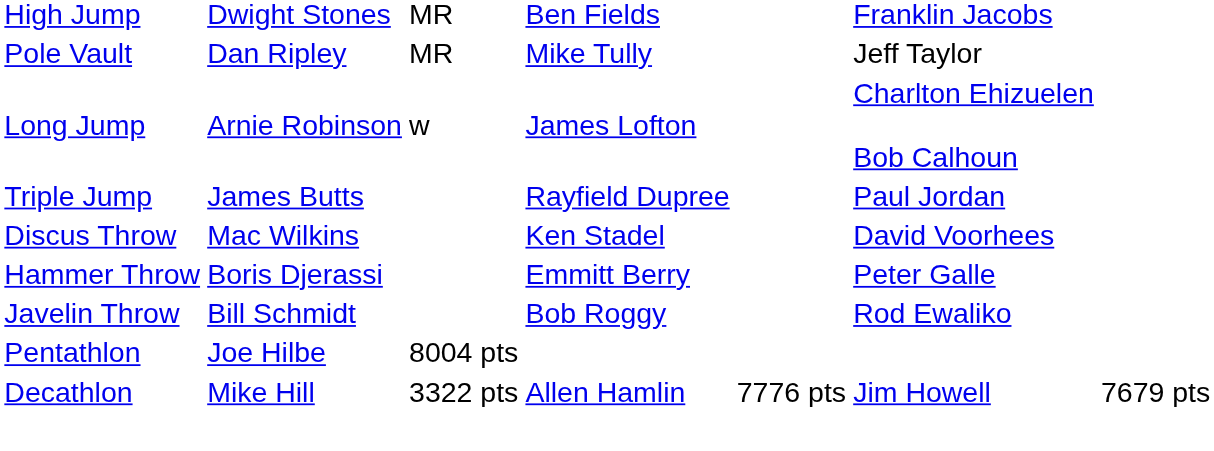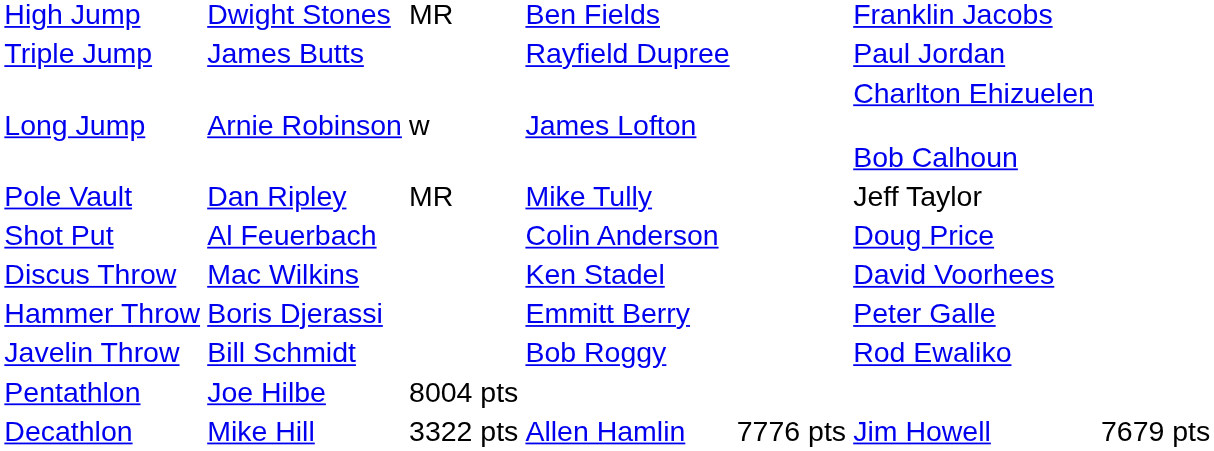rows swapped: (68, 54) <-> (78, 196)
+ row: (59, 235)
